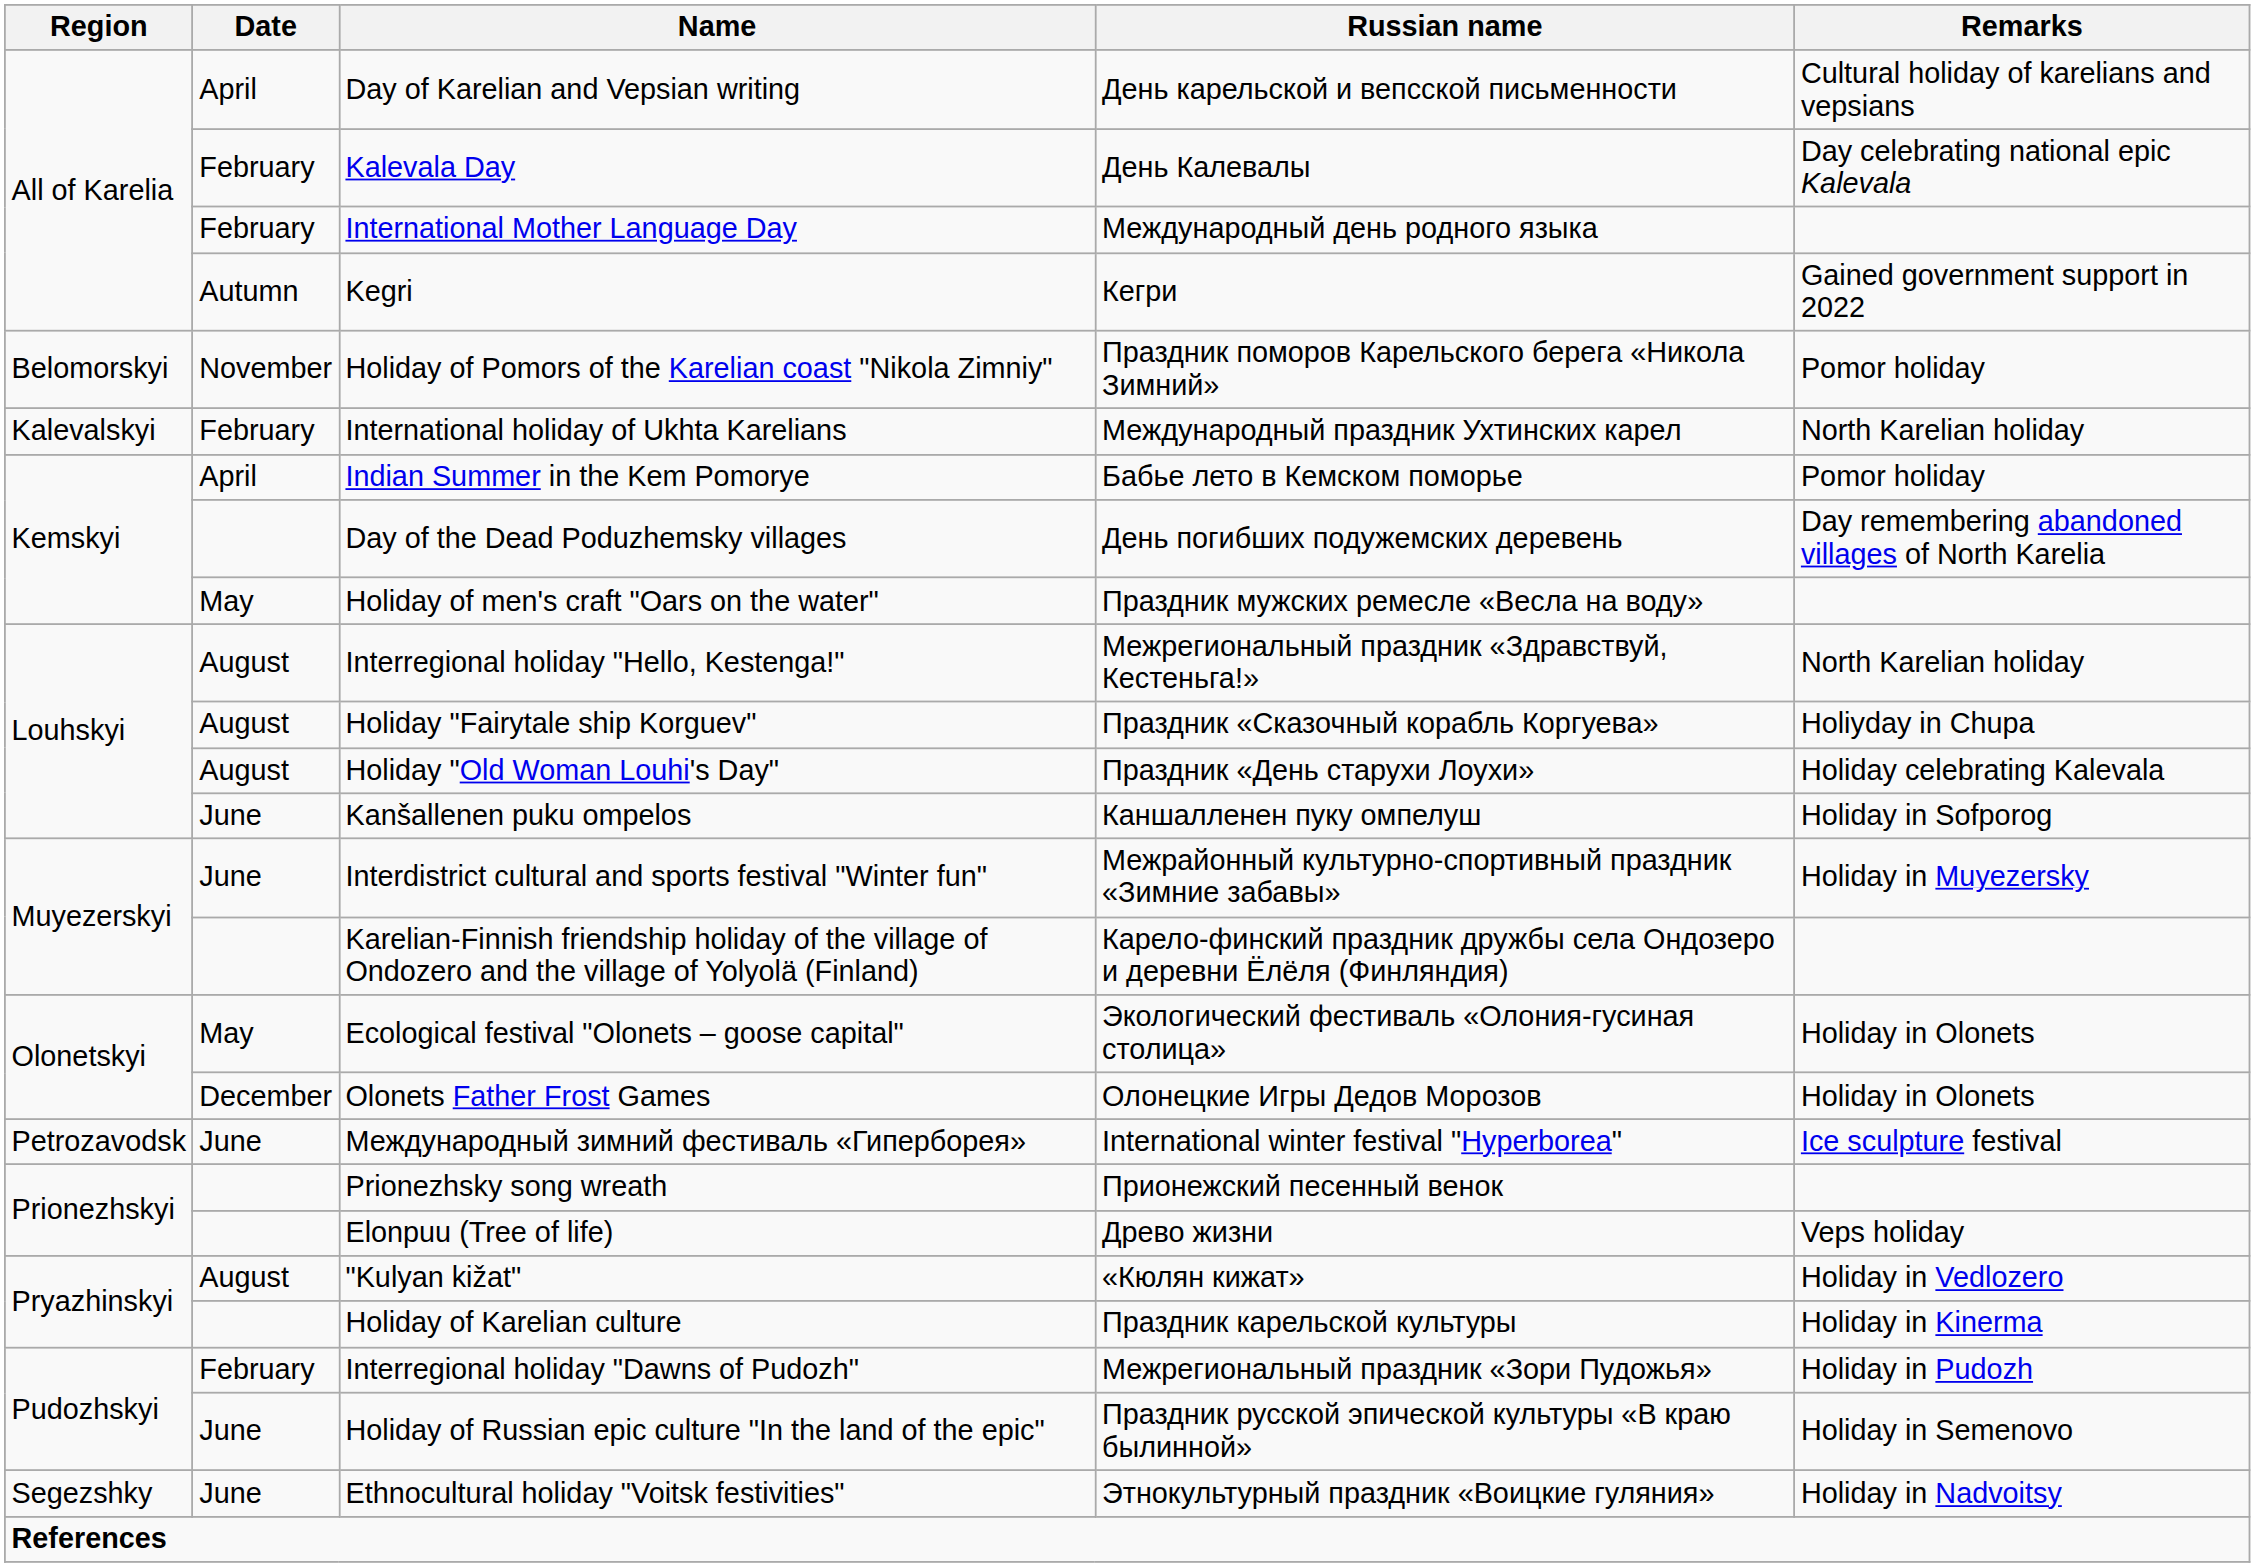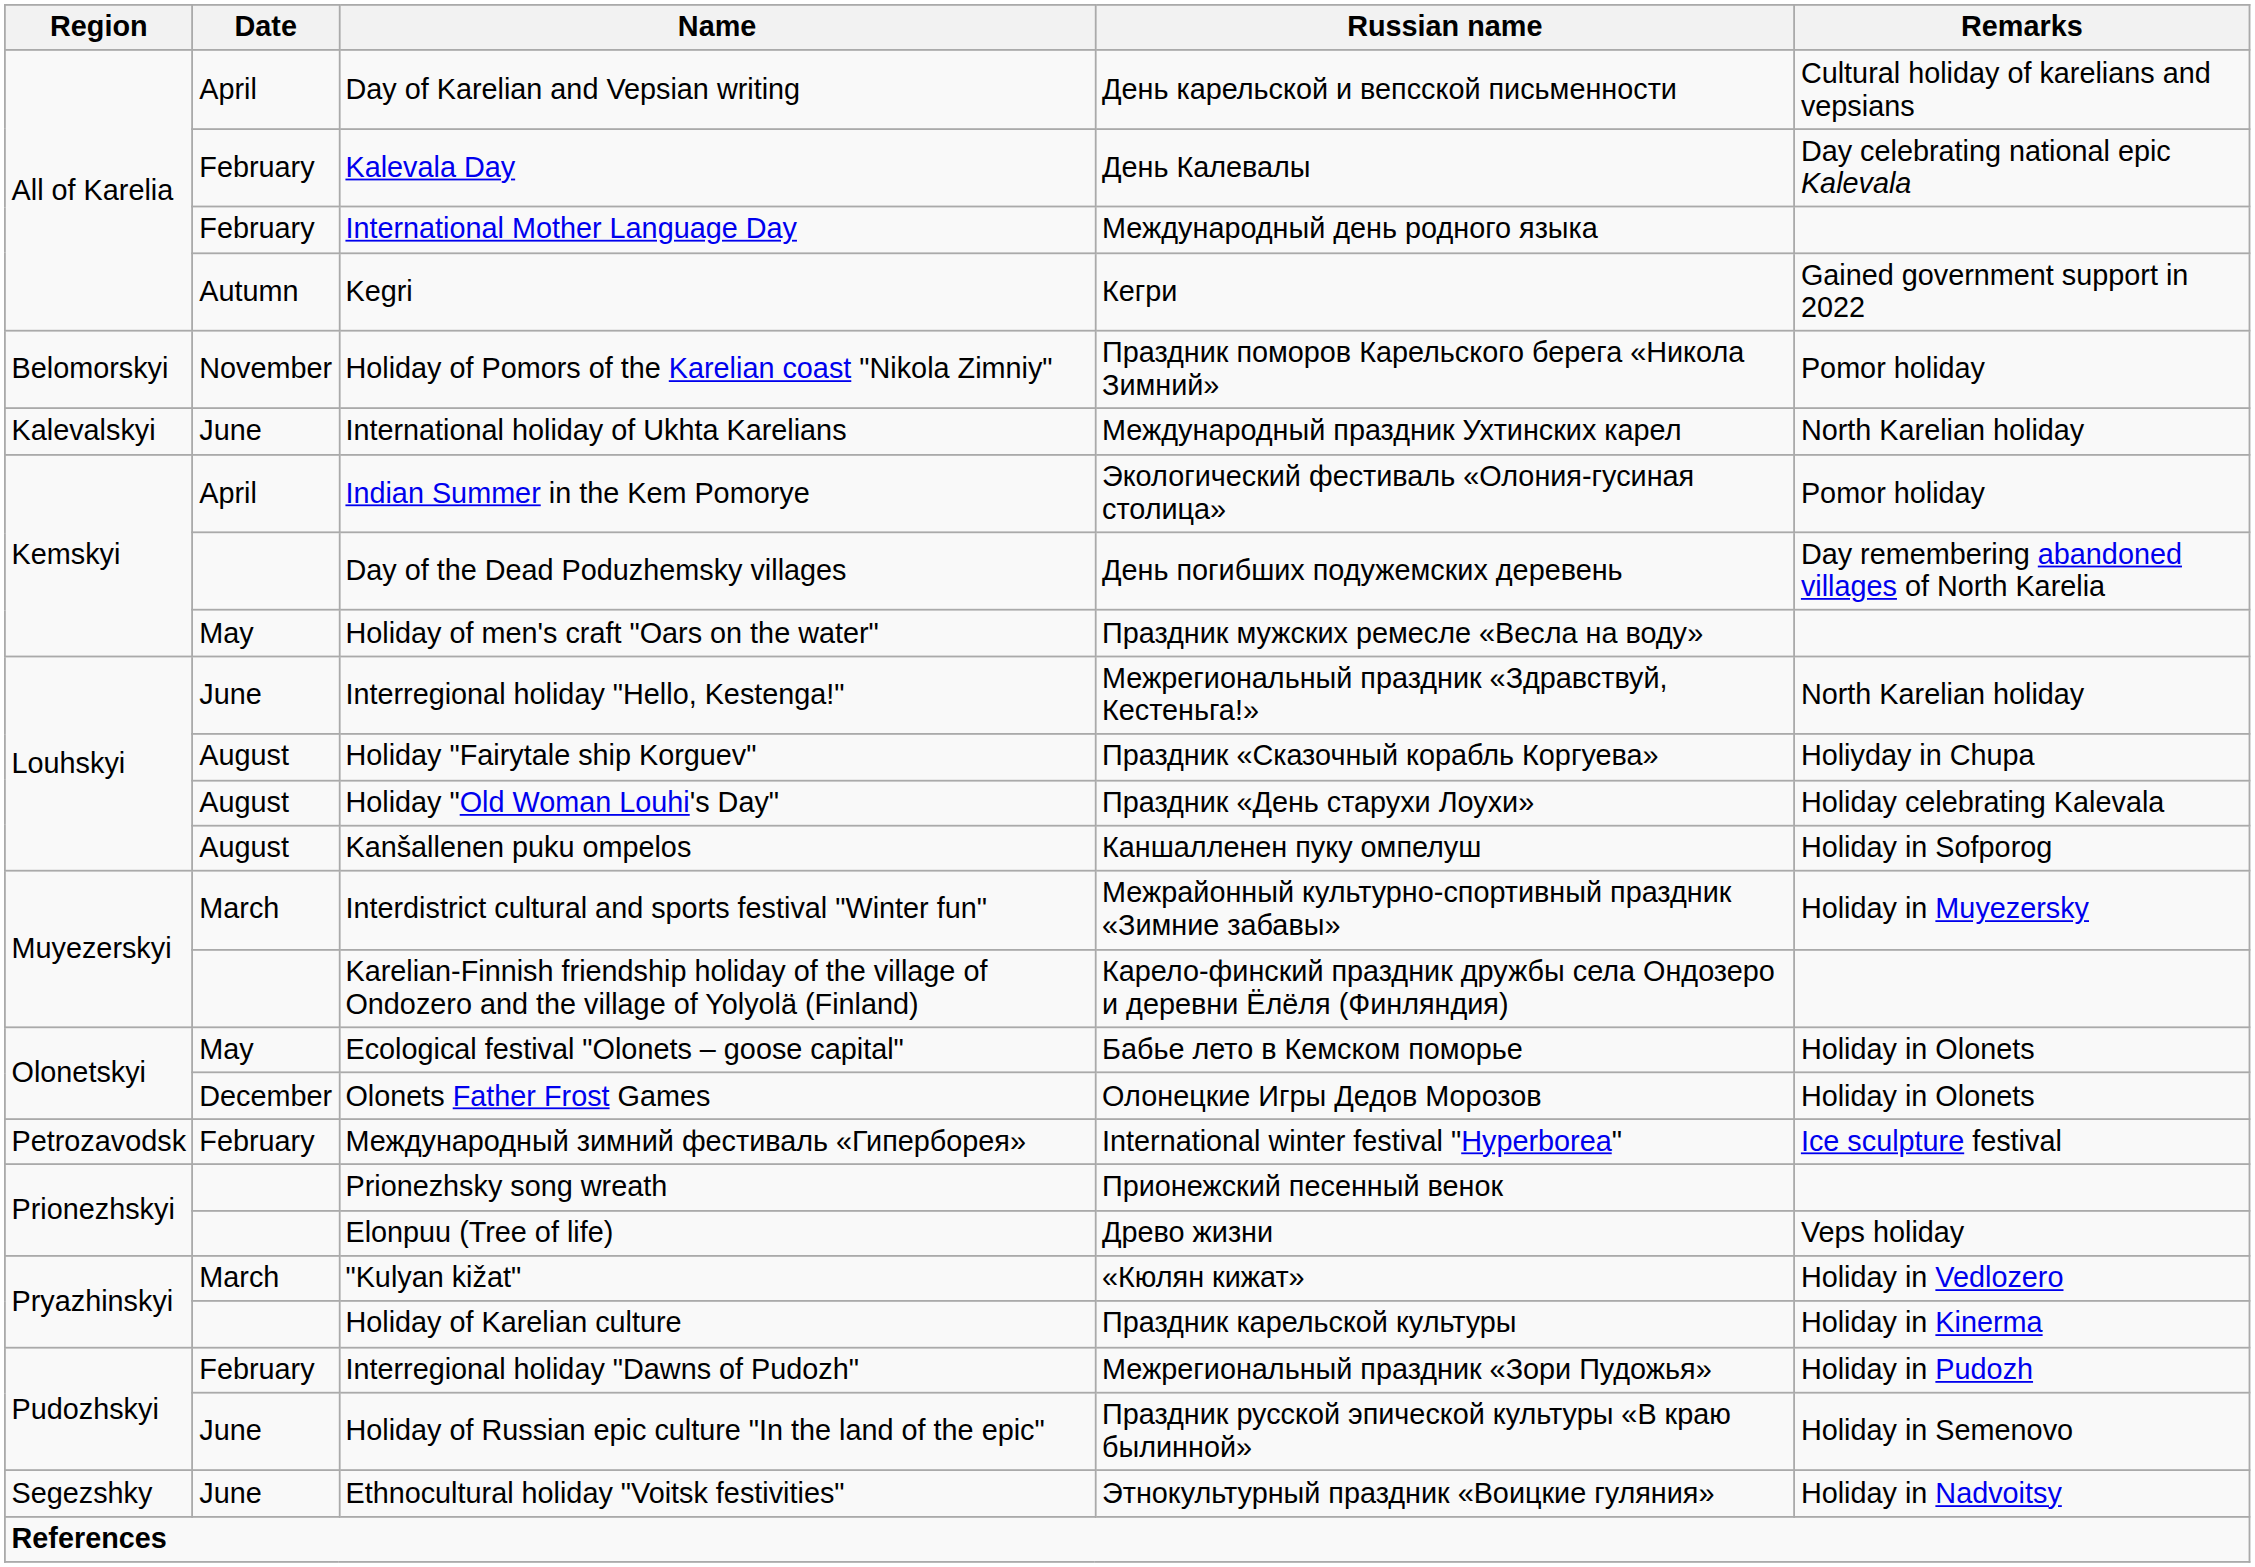(257, 430) February -> (231, 430) June
(1312, 476) Бабье лето в Кемском поморье -> (1398, 492) Экологический фестиваль «Олония-гусиная столица»
(244, 662) August -> (231, 694) June
(231, 815) June -> (244, 847) August
(231, 877) June -> (239, 909) March
(1398, 1033) Экологический фестиваль «Олония-гусиная столица» -> (1312, 1049) Бабье лето в Кемском поморье
(231, 1141) June -> (257, 1141) February
(244, 1278) August -> (239, 1278) March
